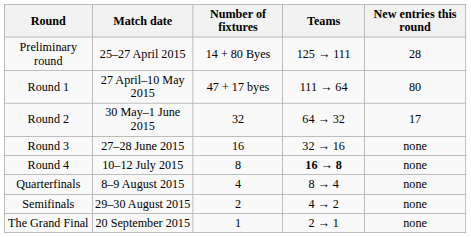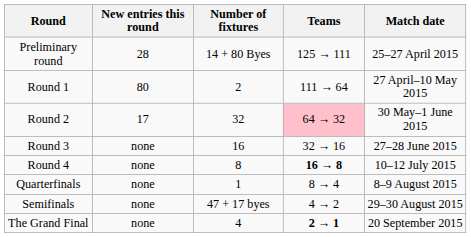columns swapped: (143, 20) <-> (415, 20)
(238, 86) 47 + 17 byes -> (238, 86) 2
(324, 119) no background -> (324, 119) pink background
(238, 184) 4 -> (238, 184) 1
(238, 203) 2 -> (238, 203) 47 + 17 byes
(238, 223) 1 -> (238, 223) 4
(324, 223) normal -> (324, 223) bold
